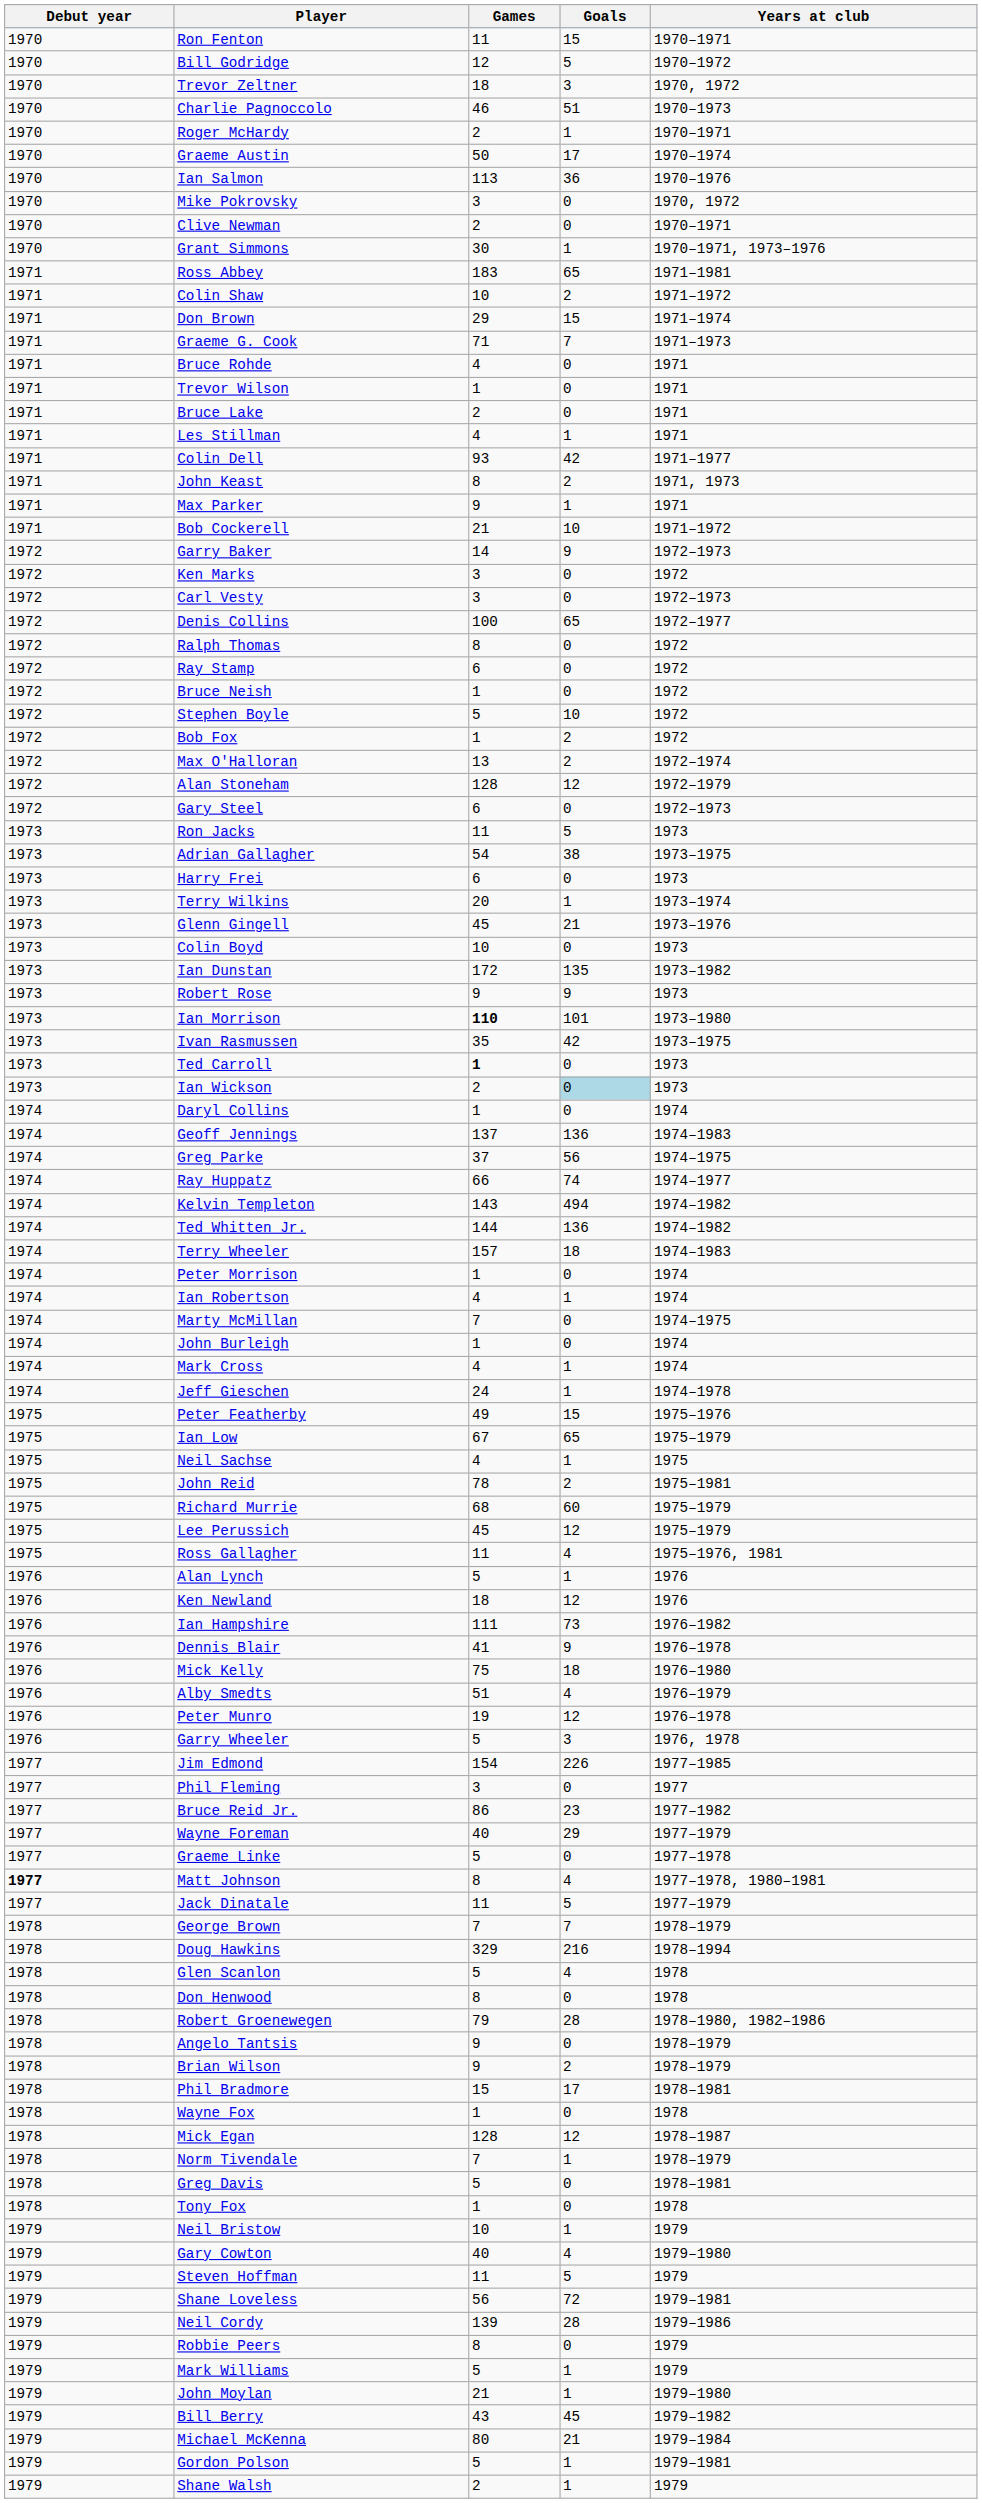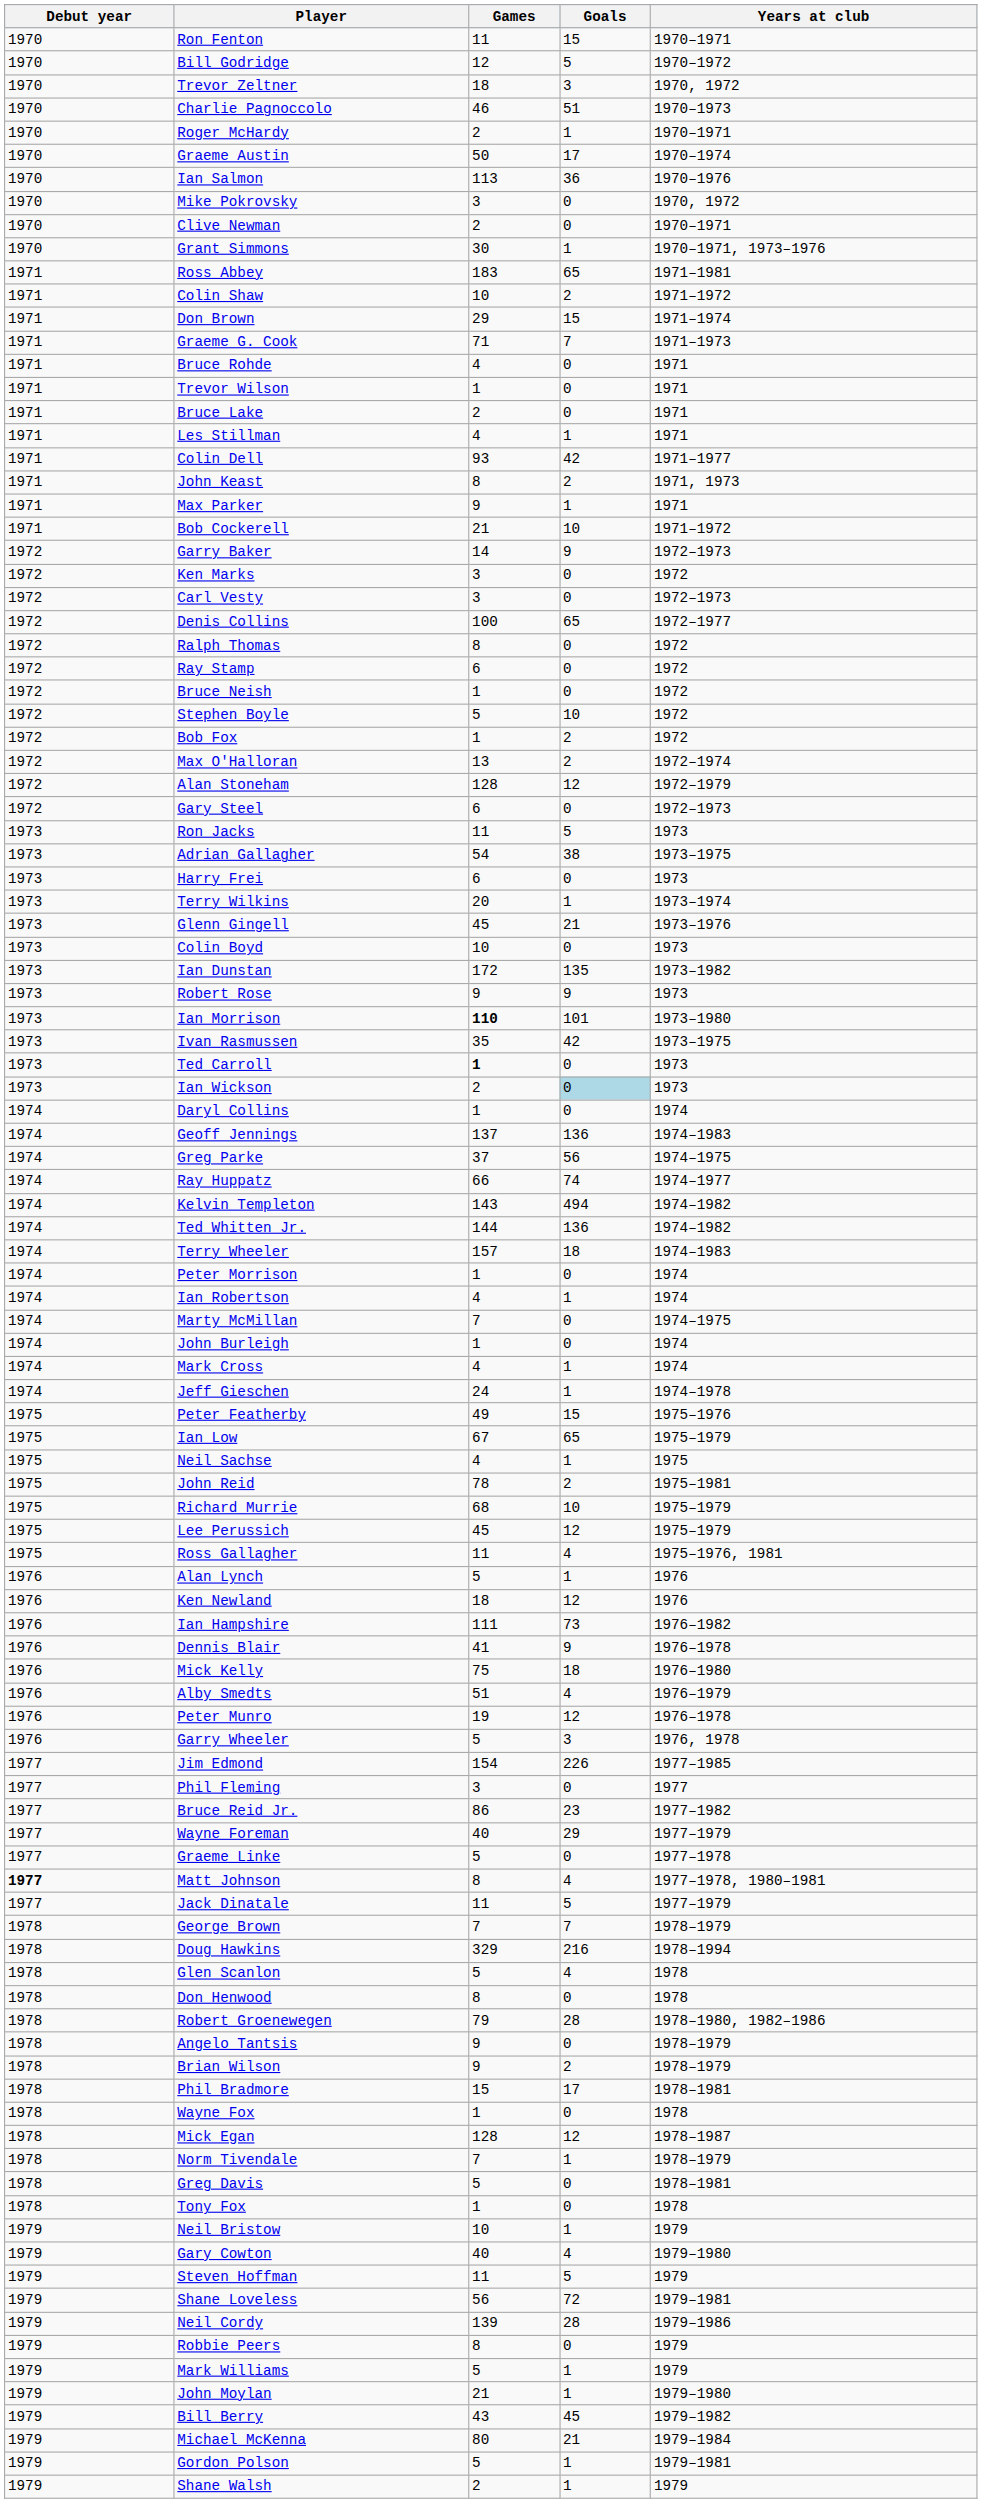(572, 1508) 60 -> (572, 1508) 10
